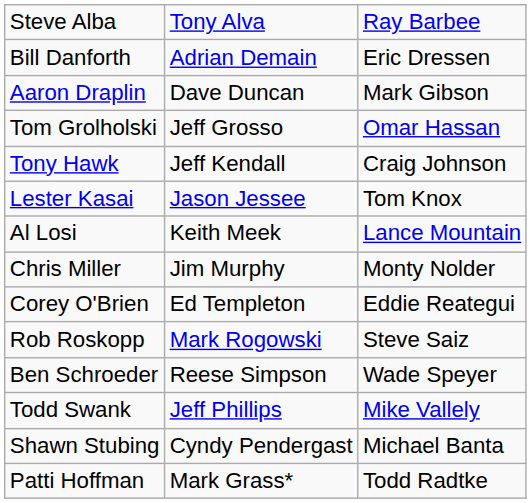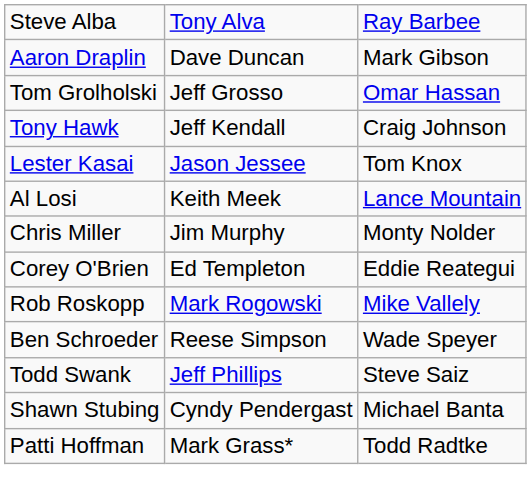- row: (70, 57)
(416, 339) Steve Saiz -> (421, 304) Mike Vallely
(421, 410) Mike Vallely -> (416, 374) Steve Saiz
